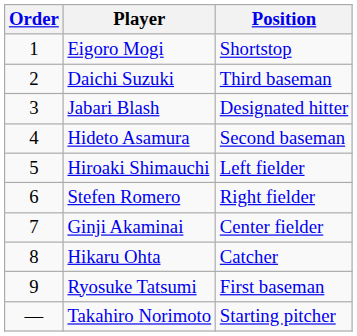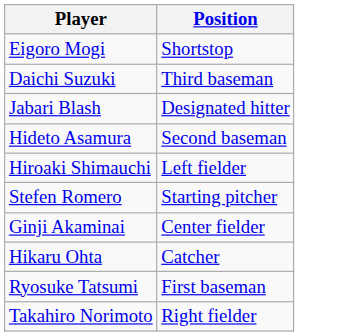- column: (34, 19)
(267, 197) Right fielder -> (219, 197) Starting pitcher
(278, 316) Starting pitcher -> (209, 316) Right fielder
